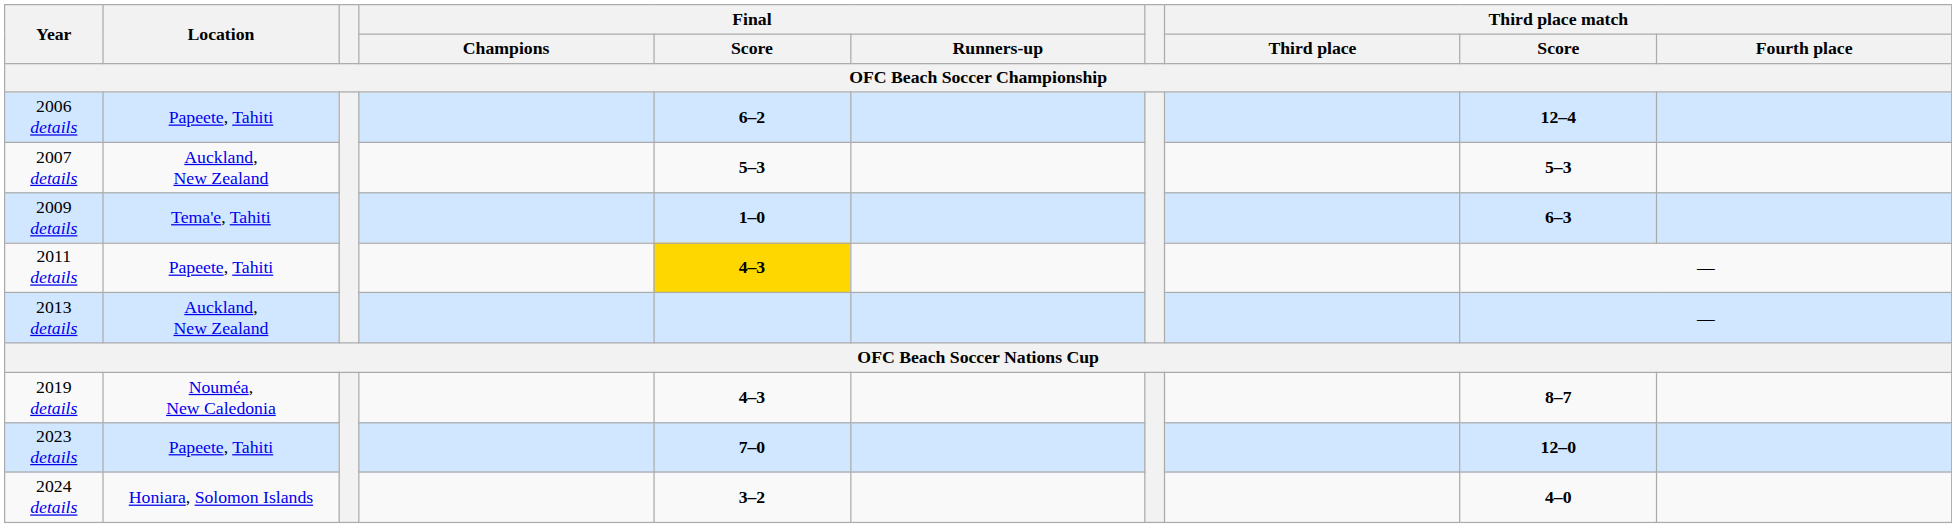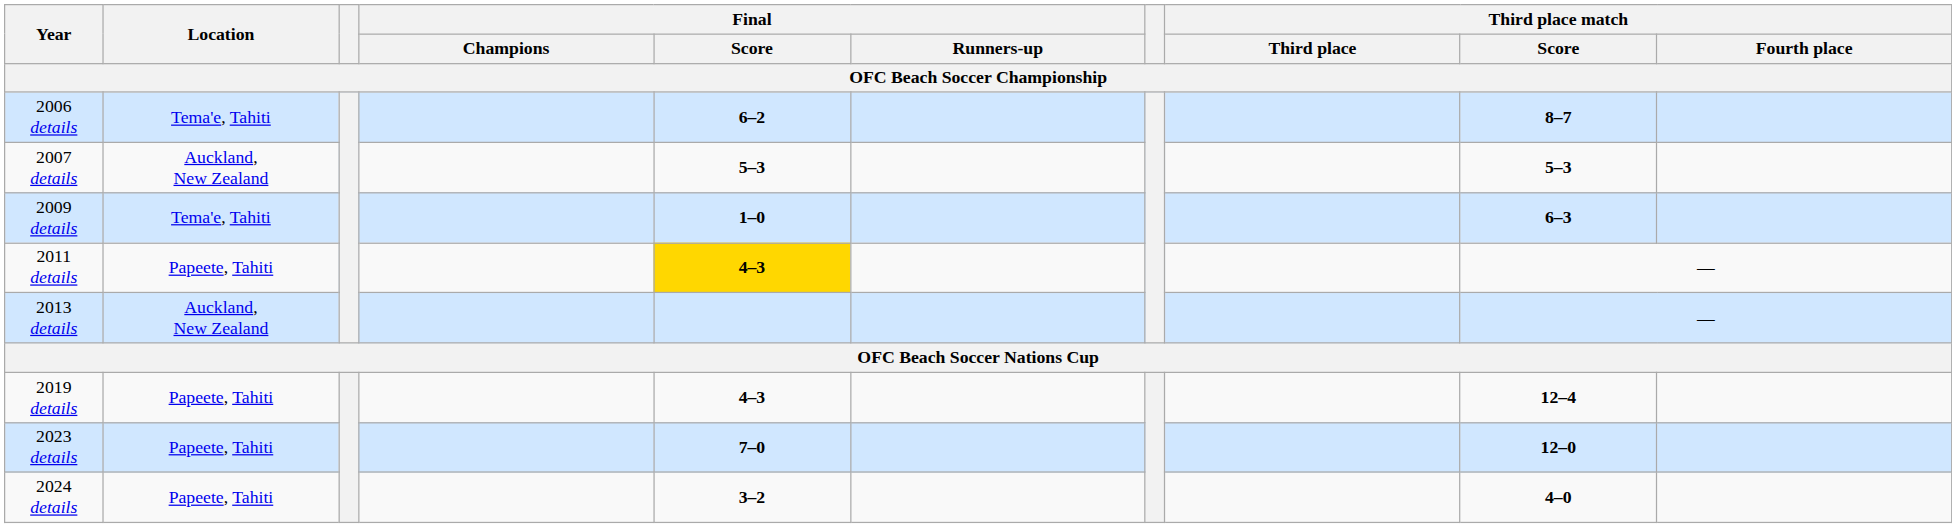(221, 117) Papeete, Tahiti -> (221, 117) Tema'e, Tahiti
(1558, 117) 12–4 -> (1558, 117) 8–7
(221, 397) Nouméa, New Caledonia -> (221, 397) Papeete, Tahiti
(1558, 397) 8–7 -> (1558, 397) 12–4
(221, 497) Honiara, Solomon Islands -> (221, 497) Papeete, Tahiti
